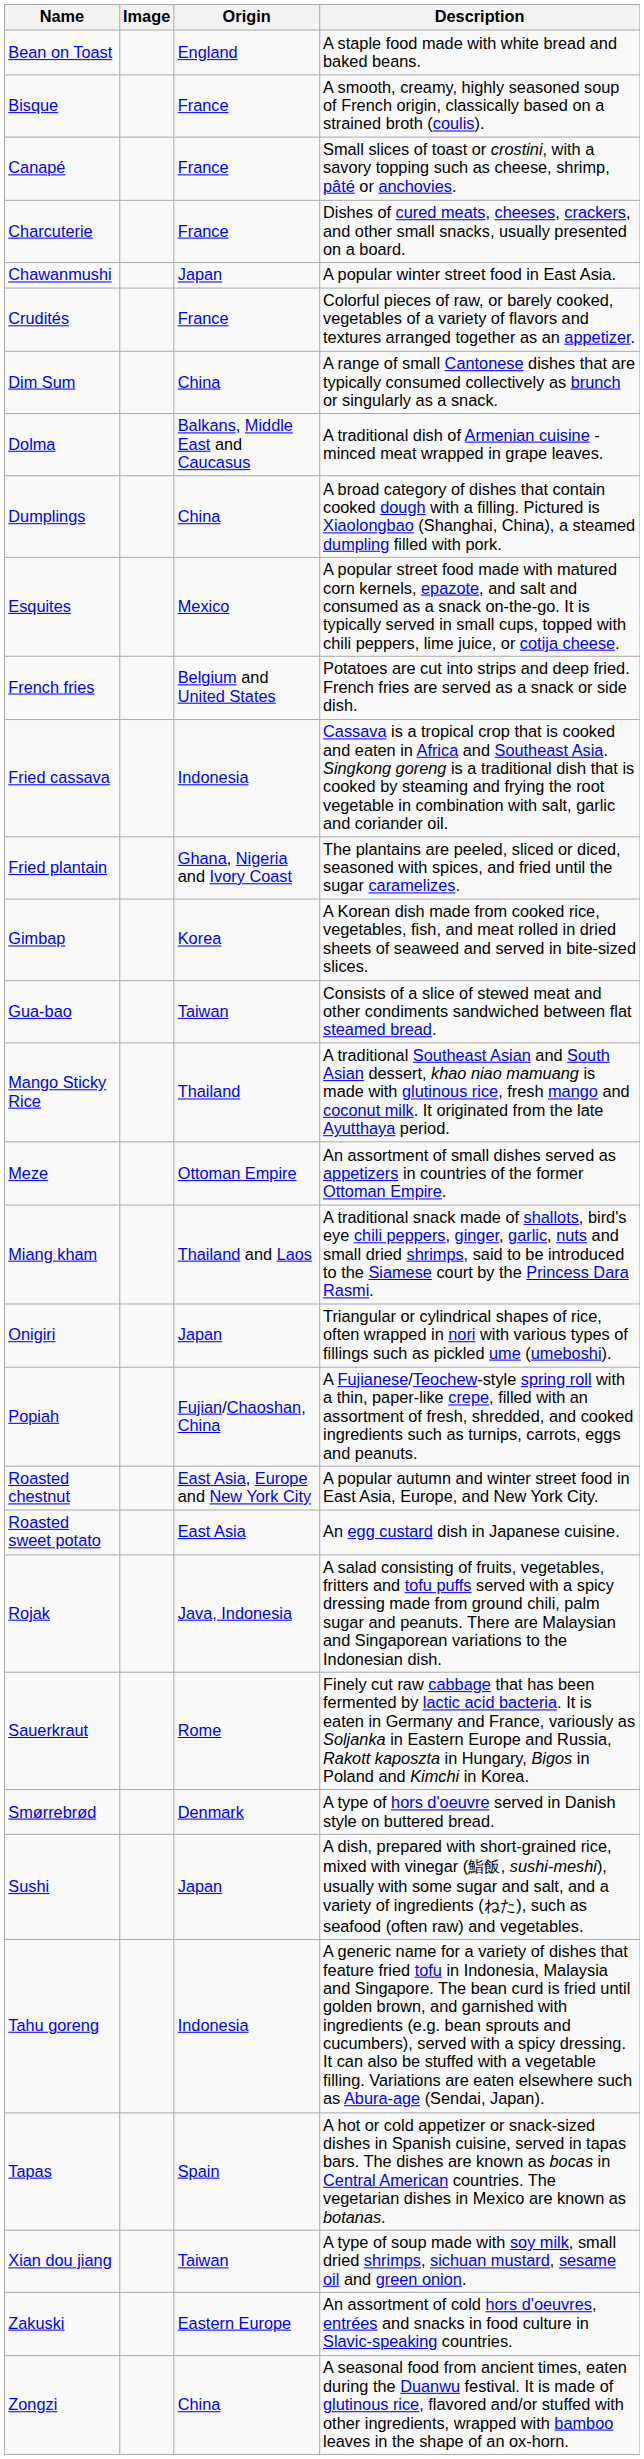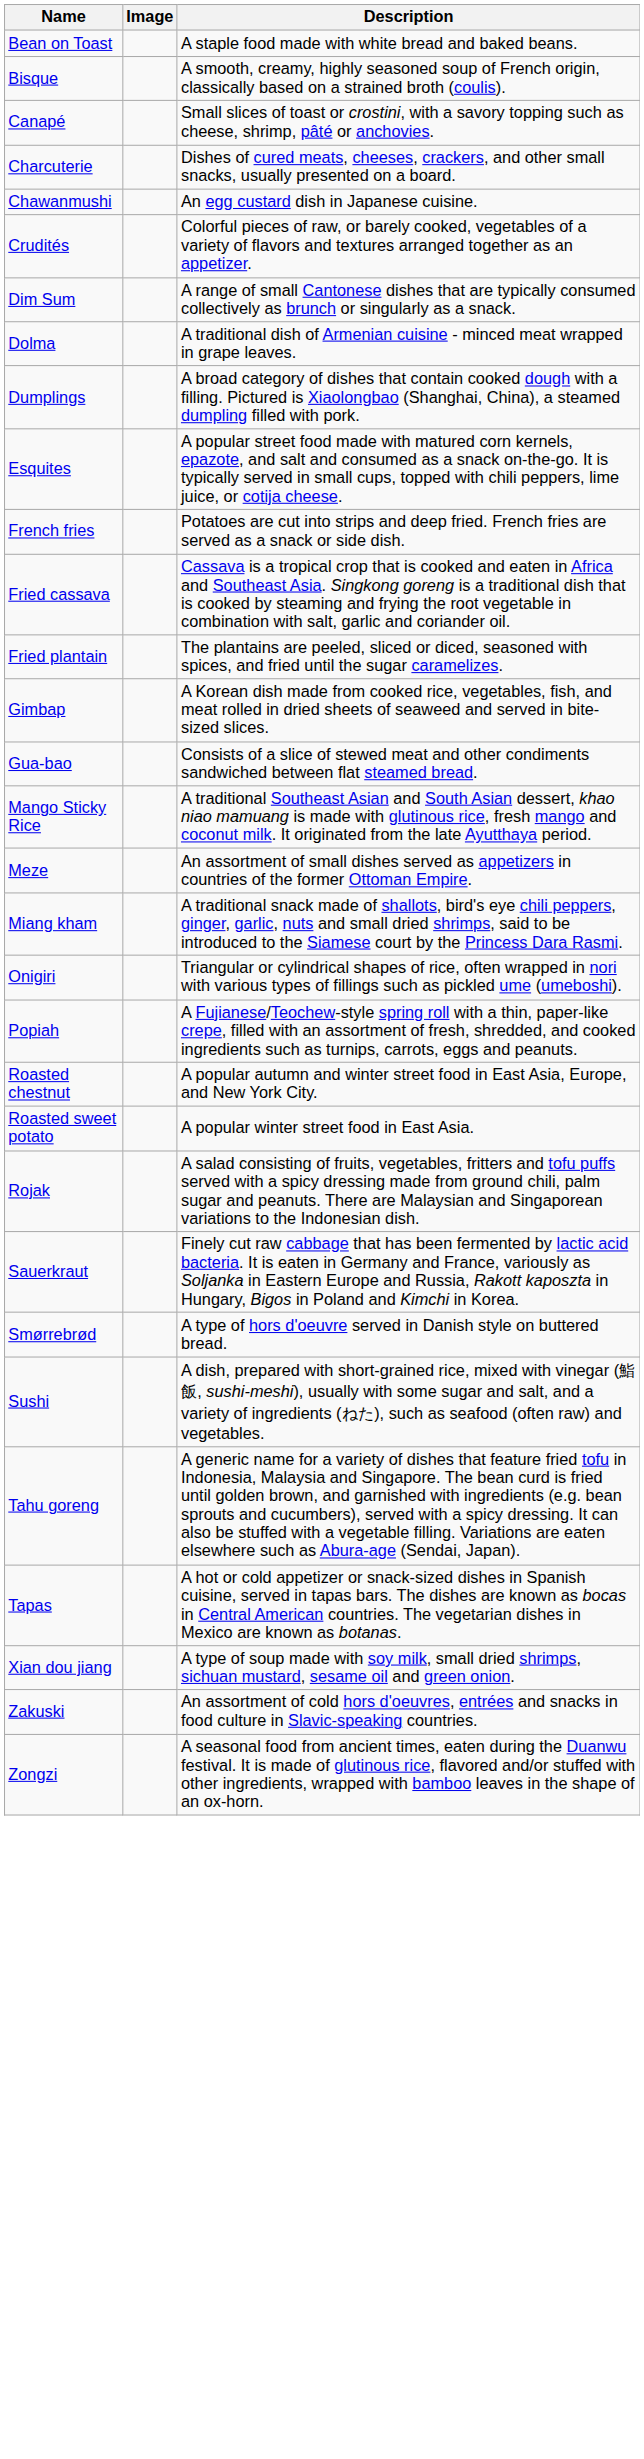- column: (247, 17)
(470, 275) A popular winter street food in East Asia. -> (329, 201) An egg custard dish in Japanese cuisine.
(471, 1532) An egg custard dish in Japanese cuisine. -> (327, 1128) A popular winter street food in East Asia.
